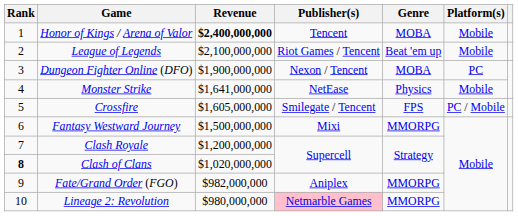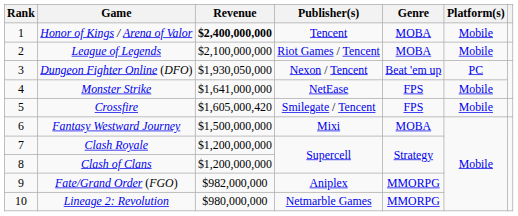(413, 51) Beat 'em up -> (413, 51) MOBA
(235, 70) $1,900,000,000 -> (235, 70) $1,930,050,000
(413, 70) MOBA -> (413, 70) Beat 'em up
(413, 88) Physics -> (413, 88) FPS
(235, 107) $1,605,000,000 -> (235, 107) $1,605,000,420
(476, 107) PC / Mobile -> (476, 107) Mobile
(413, 126) MMORPG -> (413, 126) MOBA
(21, 164) bold -> (21, 164) normal
(235, 164) $1,020,000,000 -> (235, 164) $1,200,000,000
(329, 201) pink background -> (329, 201) no background
